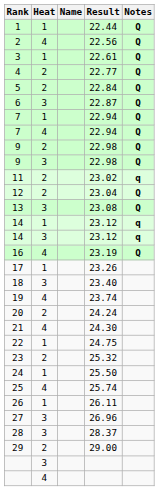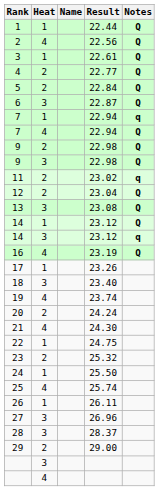(138, 117) Q -> (138, 117) q
(138, 222) q -> (138, 222) Q
